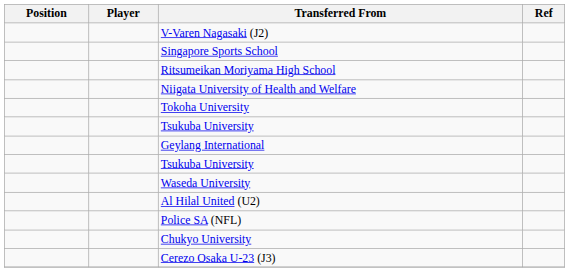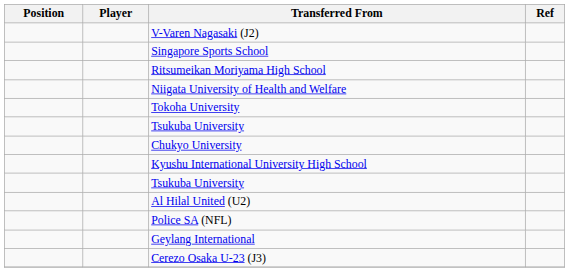rows swapped: (46, 239) <-> (46, 145)
+ row: (44, 164)
- row: (46, 183)
